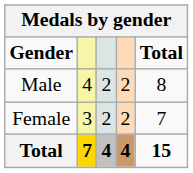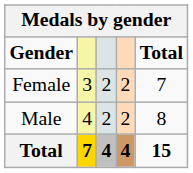rows swapped: (41, 85) <-> (41, 118)
